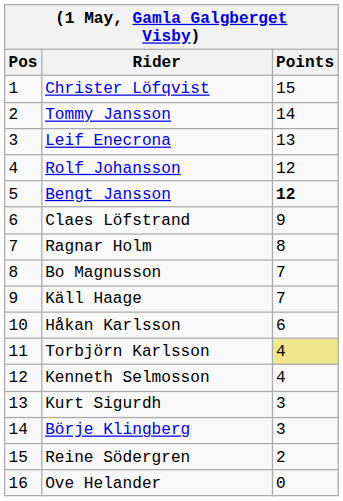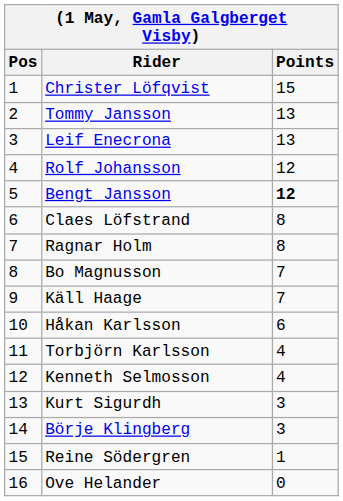(286, 115) 14 -> (286, 115) 13
(281, 220) 9 -> (281, 220) 8
(281, 352) khaki background -> (281, 352) no background
(281, 457) 2 -> (281, 457) 1
